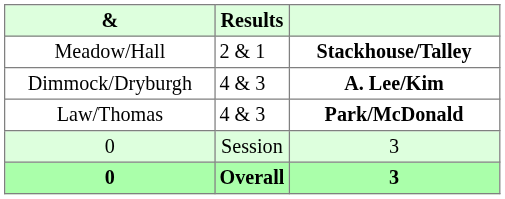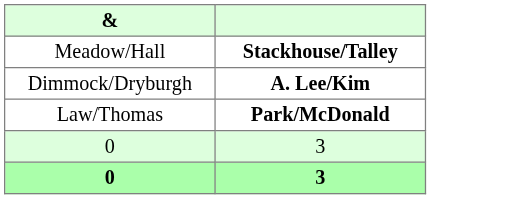- column: (252, 20)
